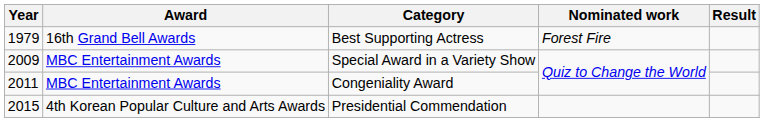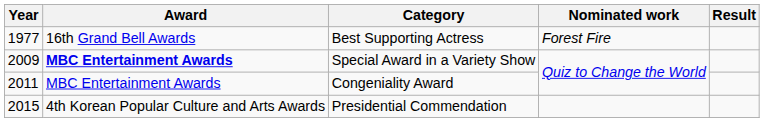(24, 38) 1979 -> (24, 38) 1977
(133, 60) normal -> (139, 60) bold
